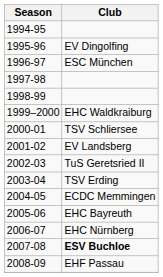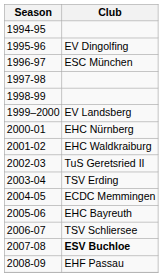(108, 113) EHC Waldkraiburg -> (98, 113) EV Landsberg
(101, 130) TSV Schliersee -> (99, 130) EHC Nürnberg
(98, 146) EV Landsberg -> (108, 146) EHC Waldkraiburg
(99, 230) EHC Nürnberg -> (101, 230) TSV Schliersee
